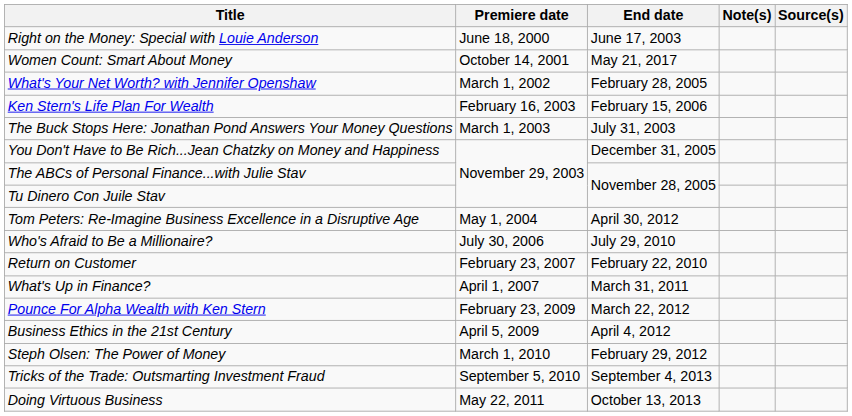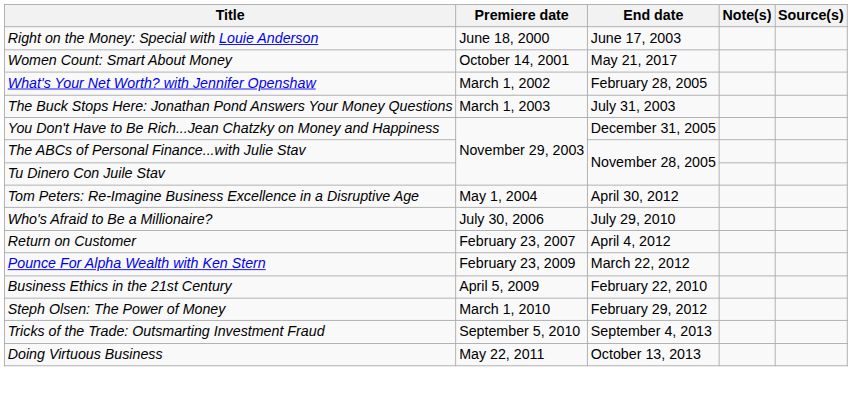- row: (111, 106)
(649, 264) February 22, 2010 -> (631, 241) April 4, 2012
- row: (79, 286)
(631, 331) April 4, 2012 -> (649, 286) February 22, 2010
